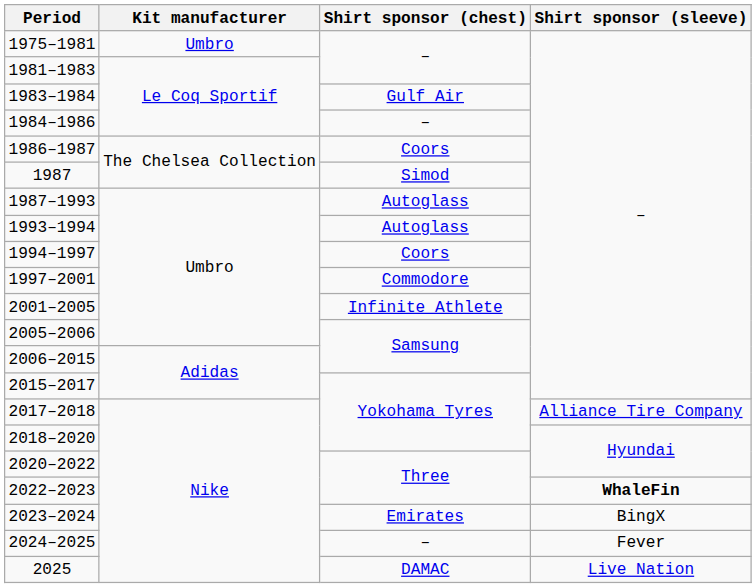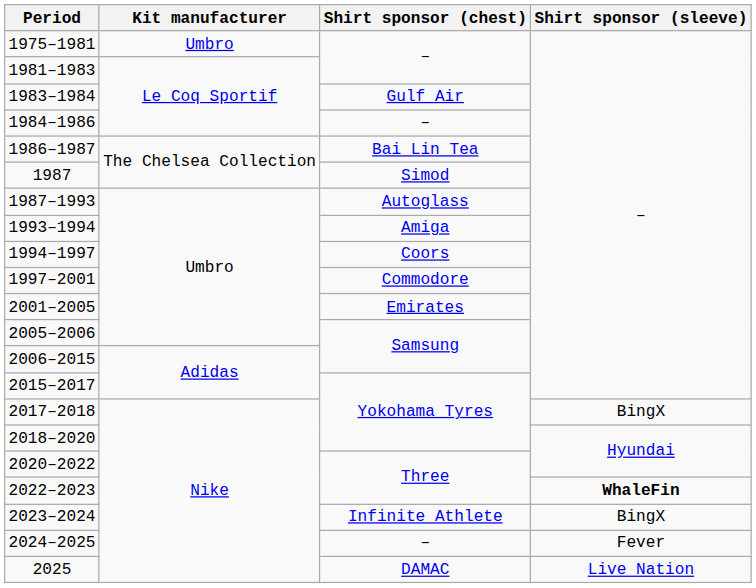(425, 149) Coors -> (425, 149) Bai Lin Tea
(425, 228) Autoglass -> (425, 228) Amiga
(425, 307) Infinite Athlete -> (425, 307) Emirates
(641, 412) Alliance Tire Company -> (641, 412) BingX
(425, 517) Emirates -> (425, 517) Infinite Athlete
